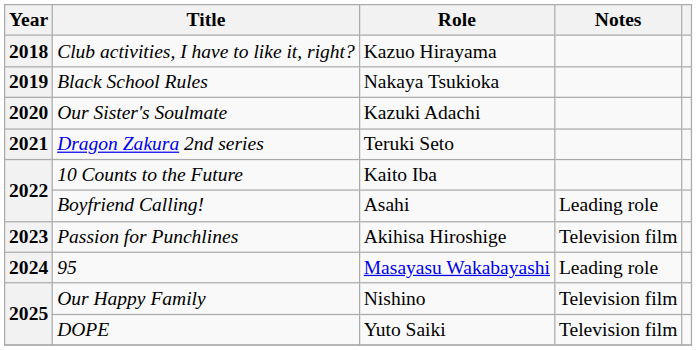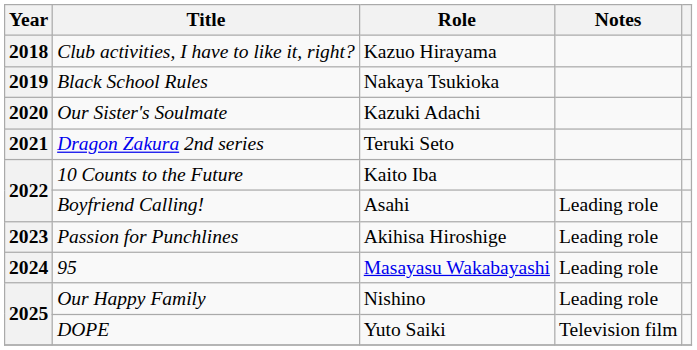(618, 236) Television film -> (609, 236) Leading role
(618, 298) Television film -> (609, 298) Leading role
